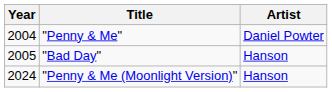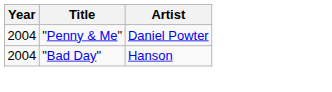(22, 55) 2005 -> (22, 55) 2004
- row: (140, 76)
